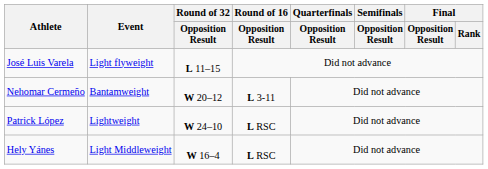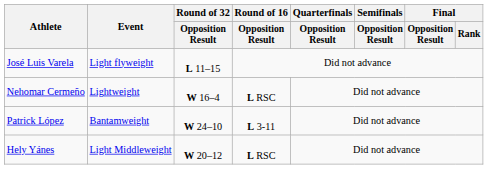(119, 92) Bantamweight -> (115, 92) Lightweight
(203, 98) W 20–12 -> (203, 98) W 16–4
(261, 98) L 3-11 -> (261, 98) L RSC
(115, 121) Lightweight -> (119, 121) Bantamweight
(261, 127) L RSC -> (261, 127) L 3-11
(203, 156) W 16–4 -> (203, 156) W 20–12
